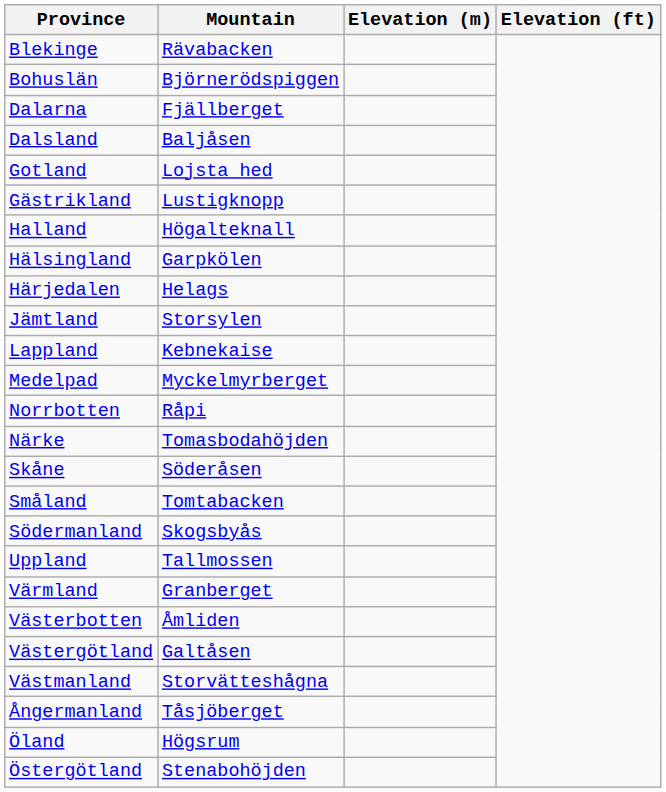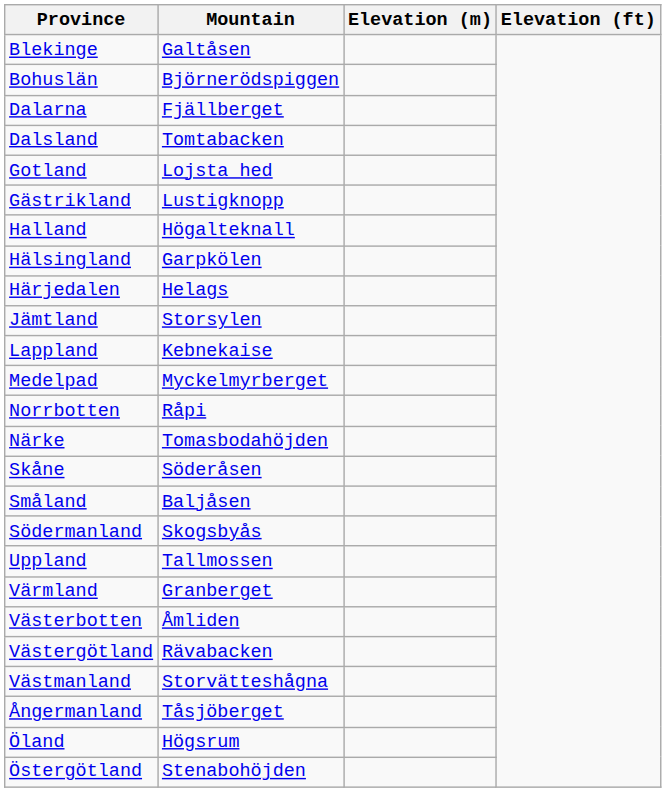(217, 50) Rävabacken -> (206, 50) Galtåsen
(206, 140) Baljåsen -> (223, 140) Tomtabacken
(223, 501) Tomtabacken -> (206, 501) Baljåsen
(206, 652) Galtåsen -> (217, 652) Rävabacken
